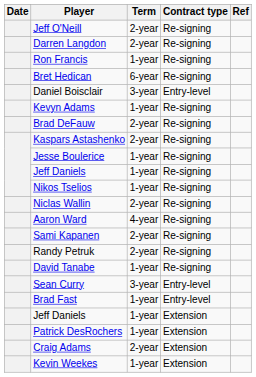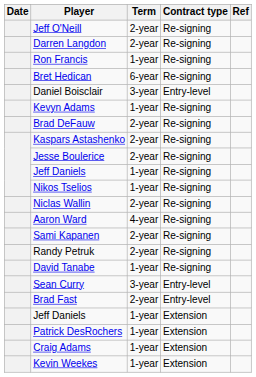(144, 156) 1-year -> (144, 156) 2-year
(144, 300) 1-year -> (144, 300) 2-year
(144, 348) 2-year -> (144, 348) 1-year
